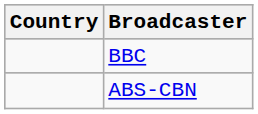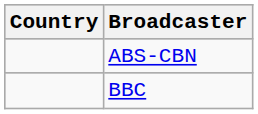rows swapped: (153, 91) <-> (127, 56)
